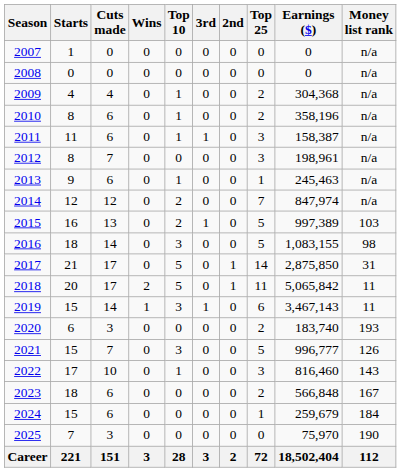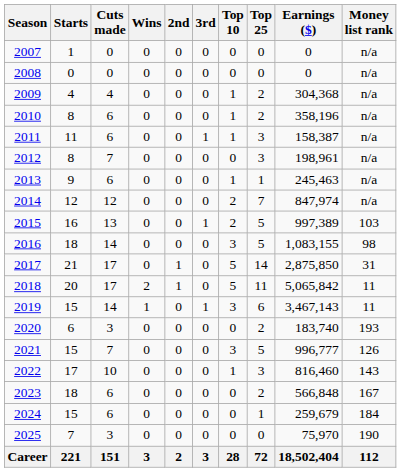columns swapped: (233, 22) <-> (179, 22)
